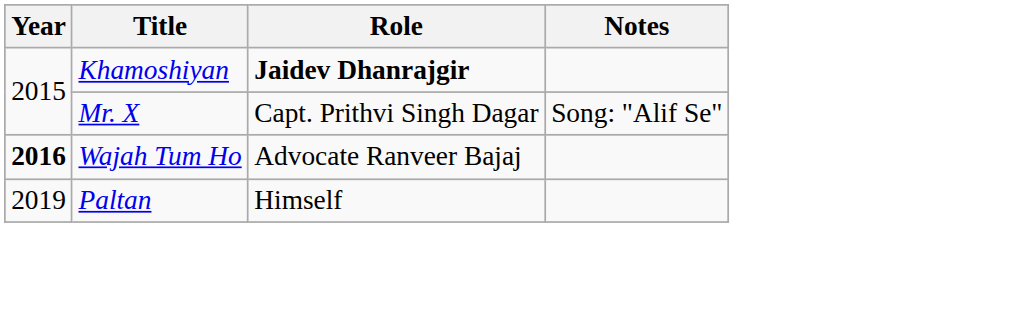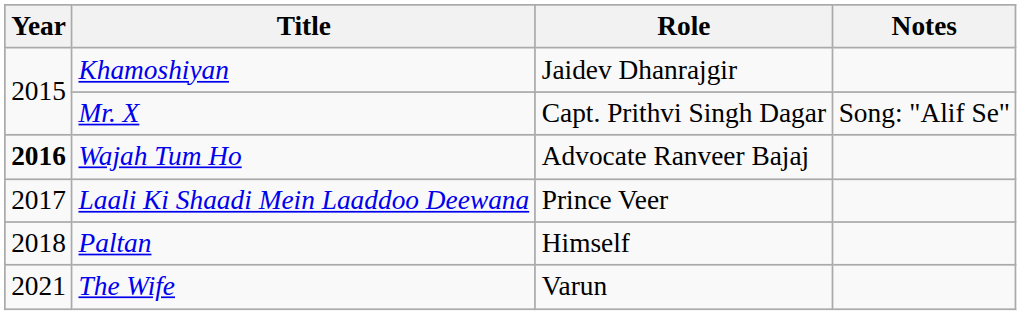(362, 69) bold -> (639, 69) normal
+ row: (304, 199)
(39, 199) 2019 -> (39, 243) 2018
+ row: (127, 286)
